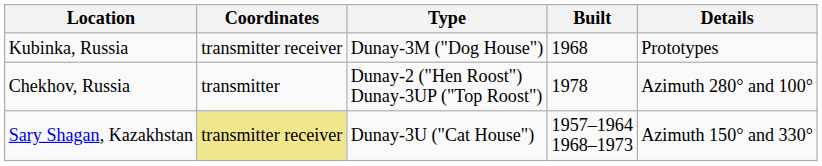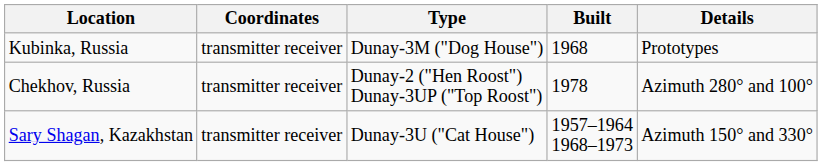(241, 86) transmitter -> (272, 86) transmitter receiver
(272, 135) khaki background -> (272, 135) no background
